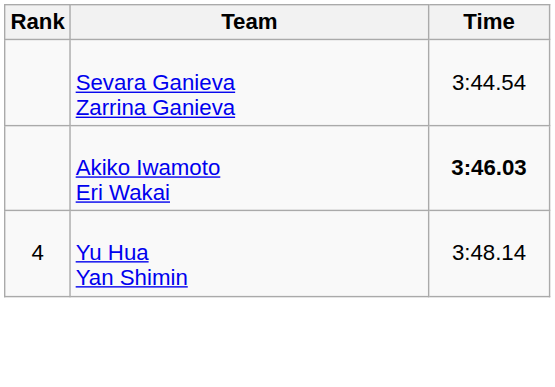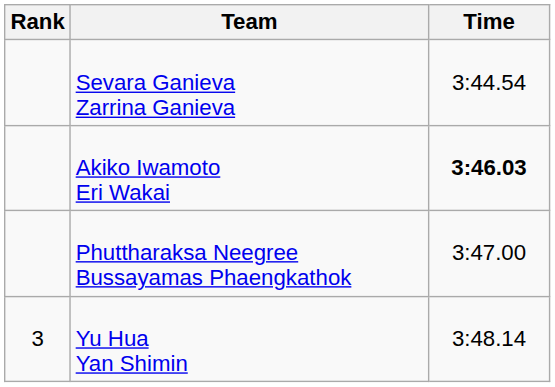+ row: (214, 265)
(38, 253) 4 -> (38, 338) 3
